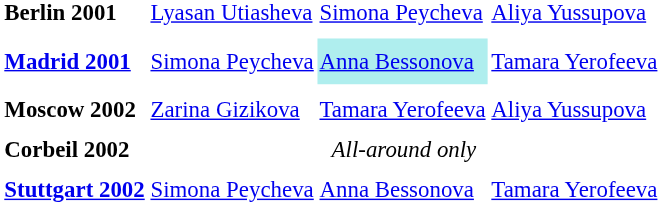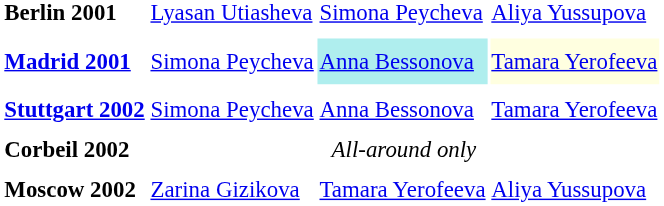(574, 61) no background -> (574, 61) lightyellow background
rows swapped: (70, 109) <-> (75, 189)
